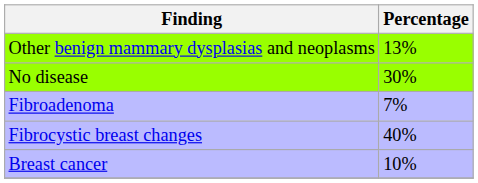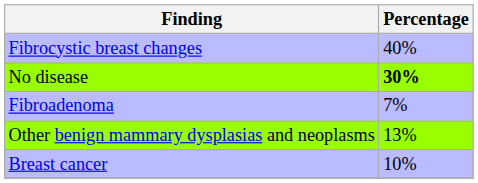rows swapped: (105, 134) <-> (192, 48)
(400, 77) normal -> (401, 77) bold
